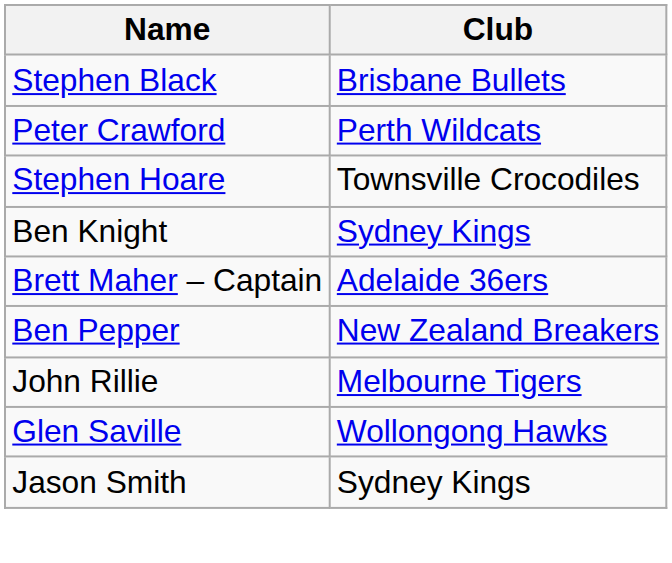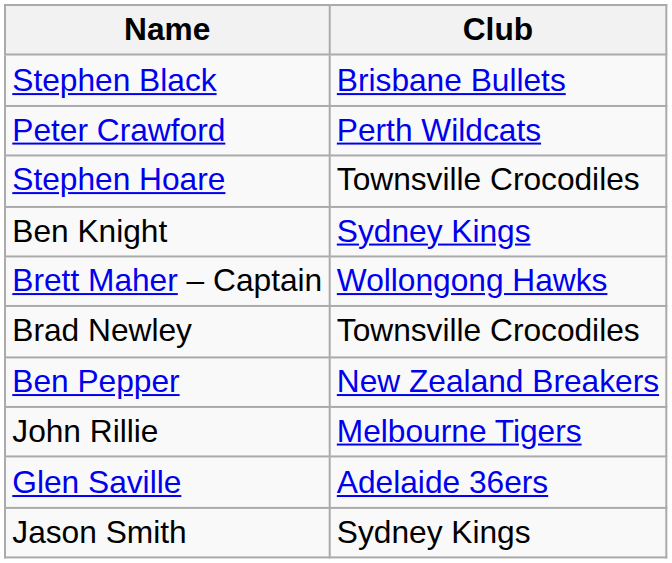(443, 280) Adelaide 36ers -> (472, 280) Wollongong Hawks
+ row: (102, 331)
(472, 431) Wollongong Hawks -> (443, 481) Adelaide 36ers
